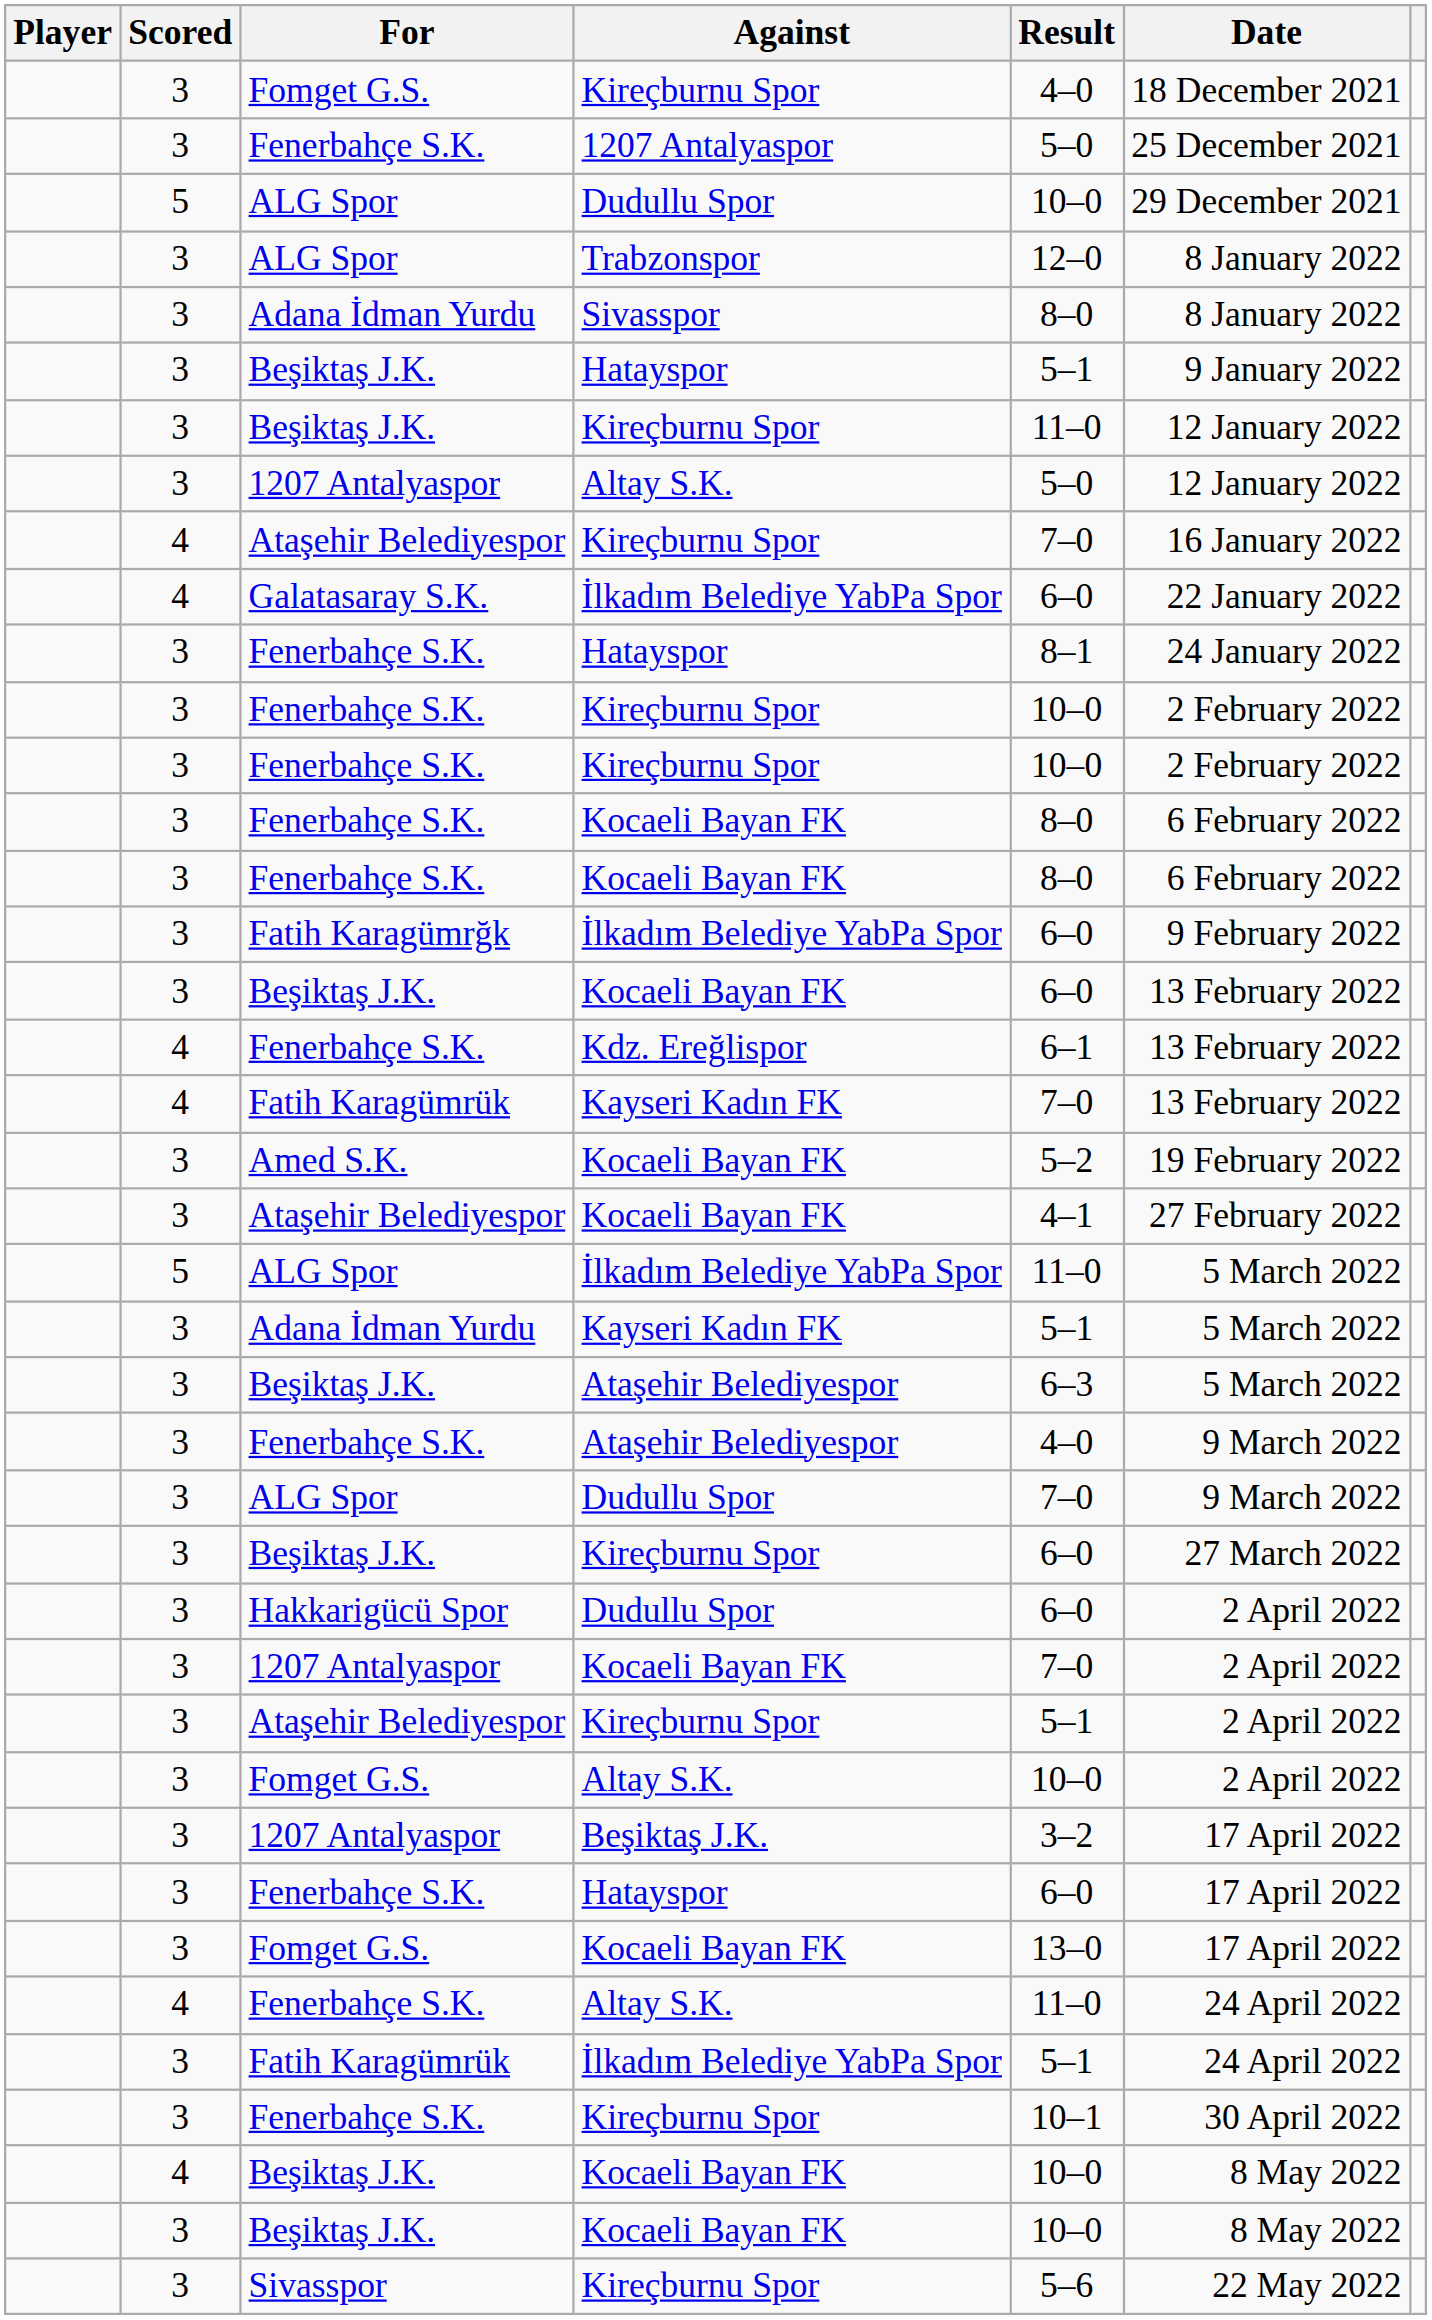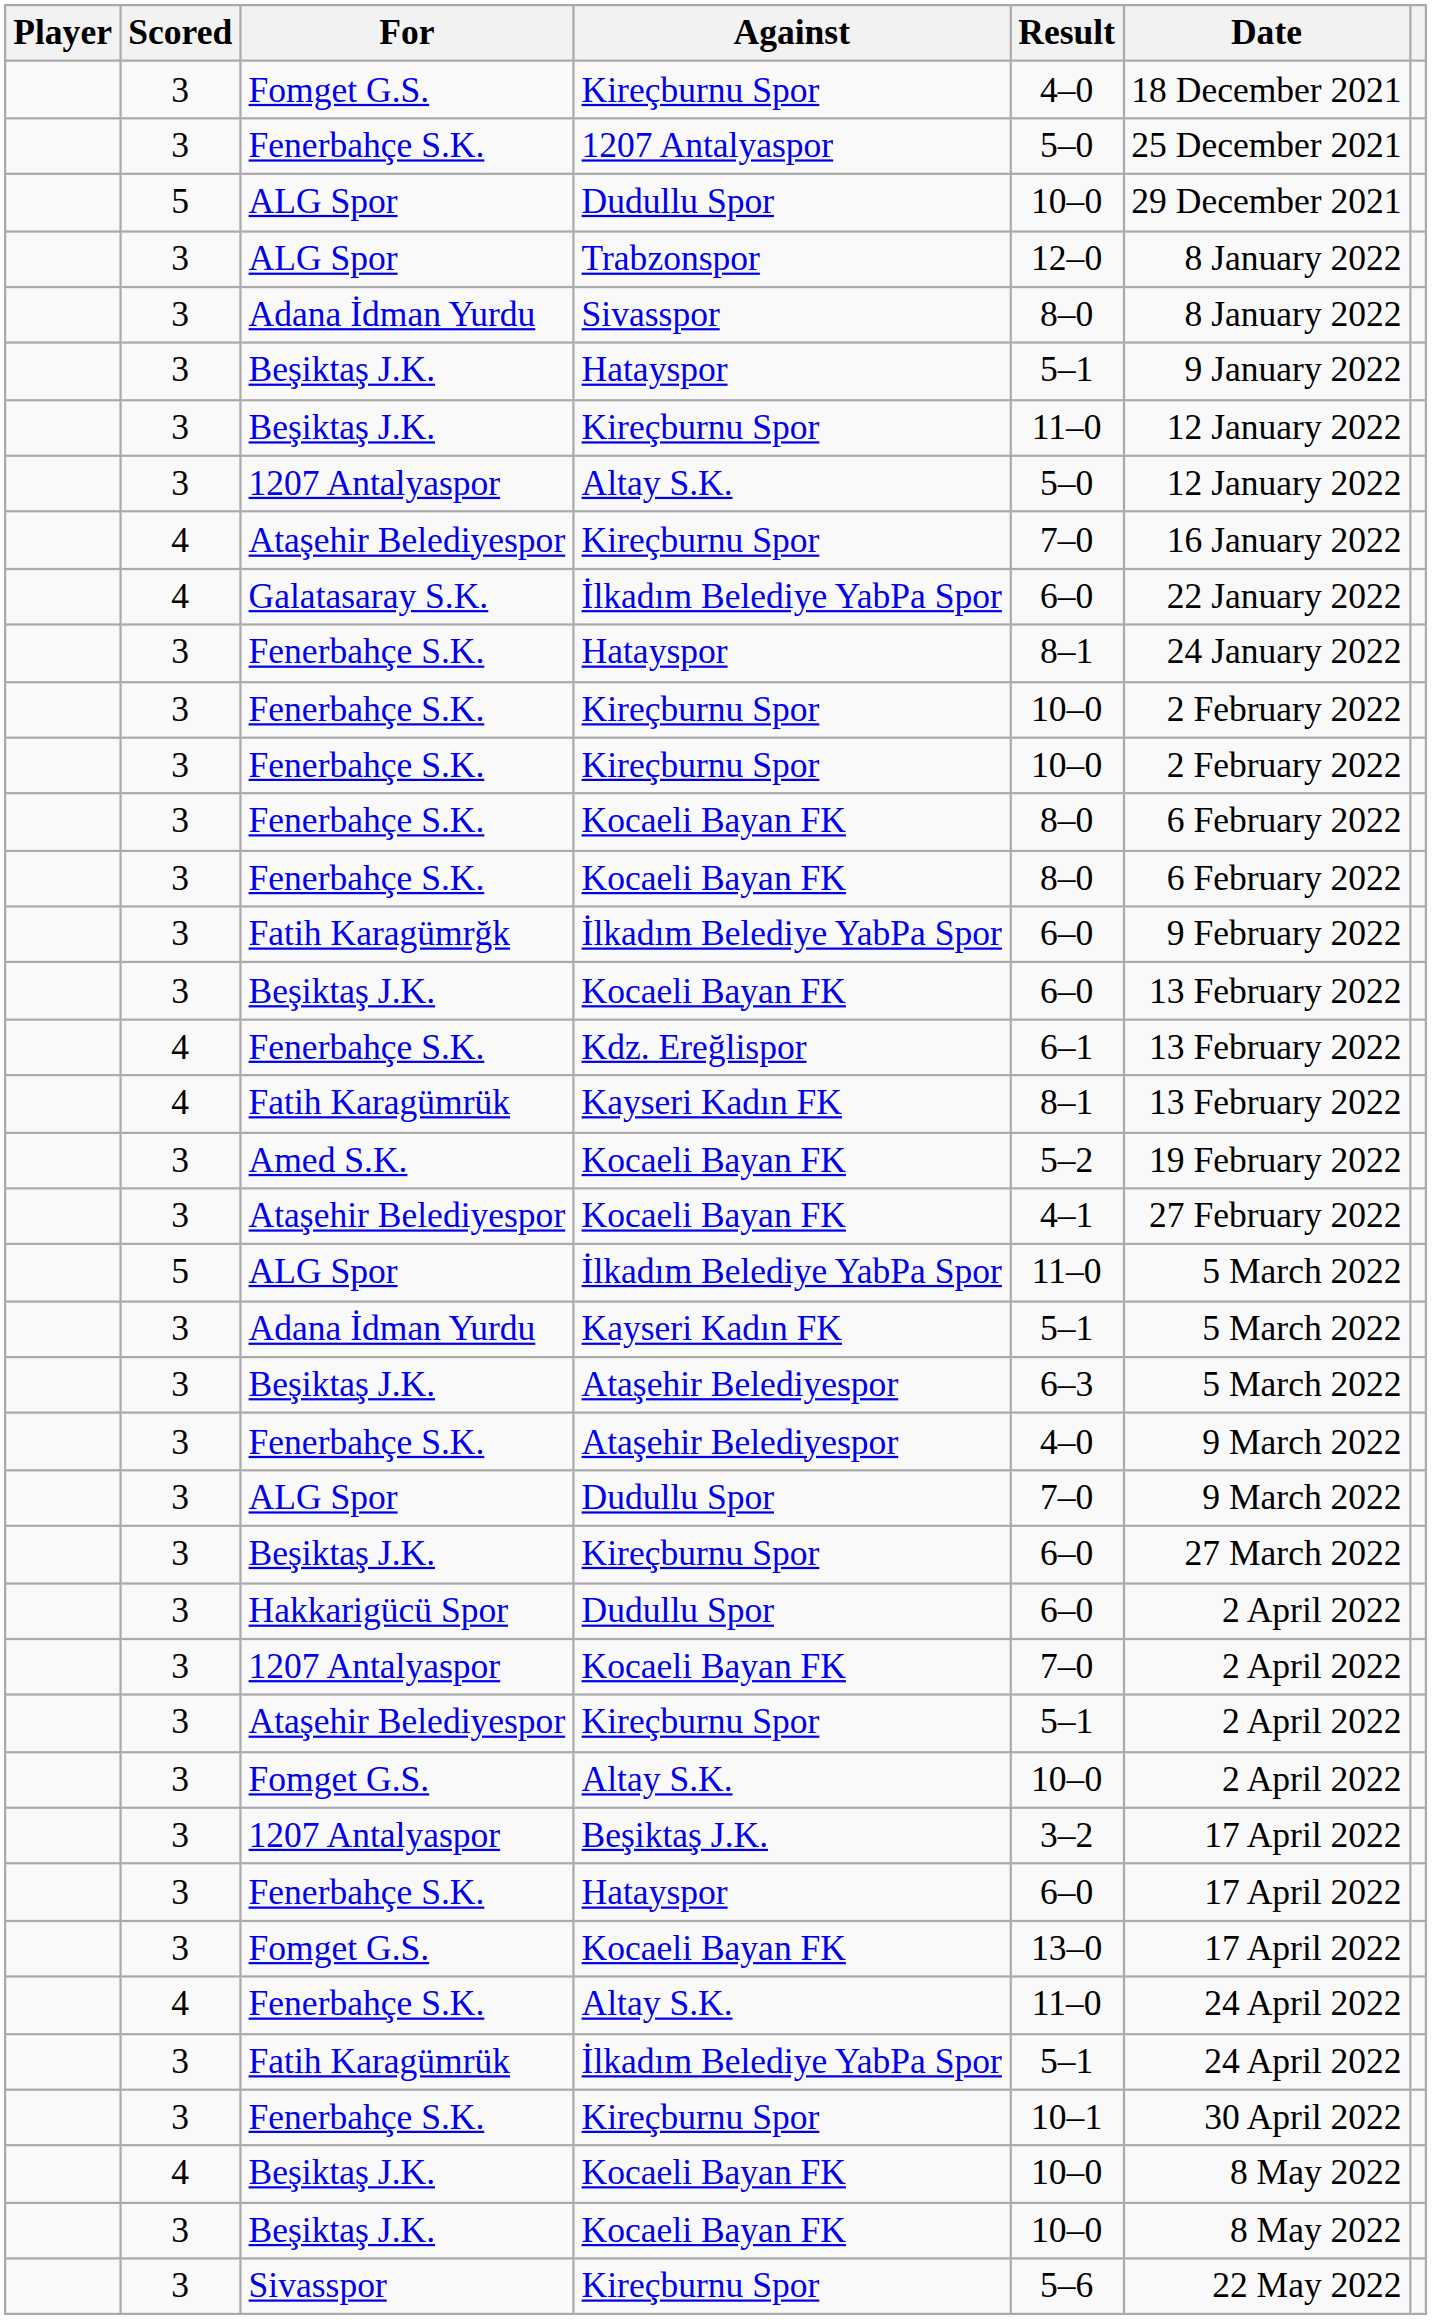(1067, 1102) 7–0 -> (1067, 1102) 8–1
